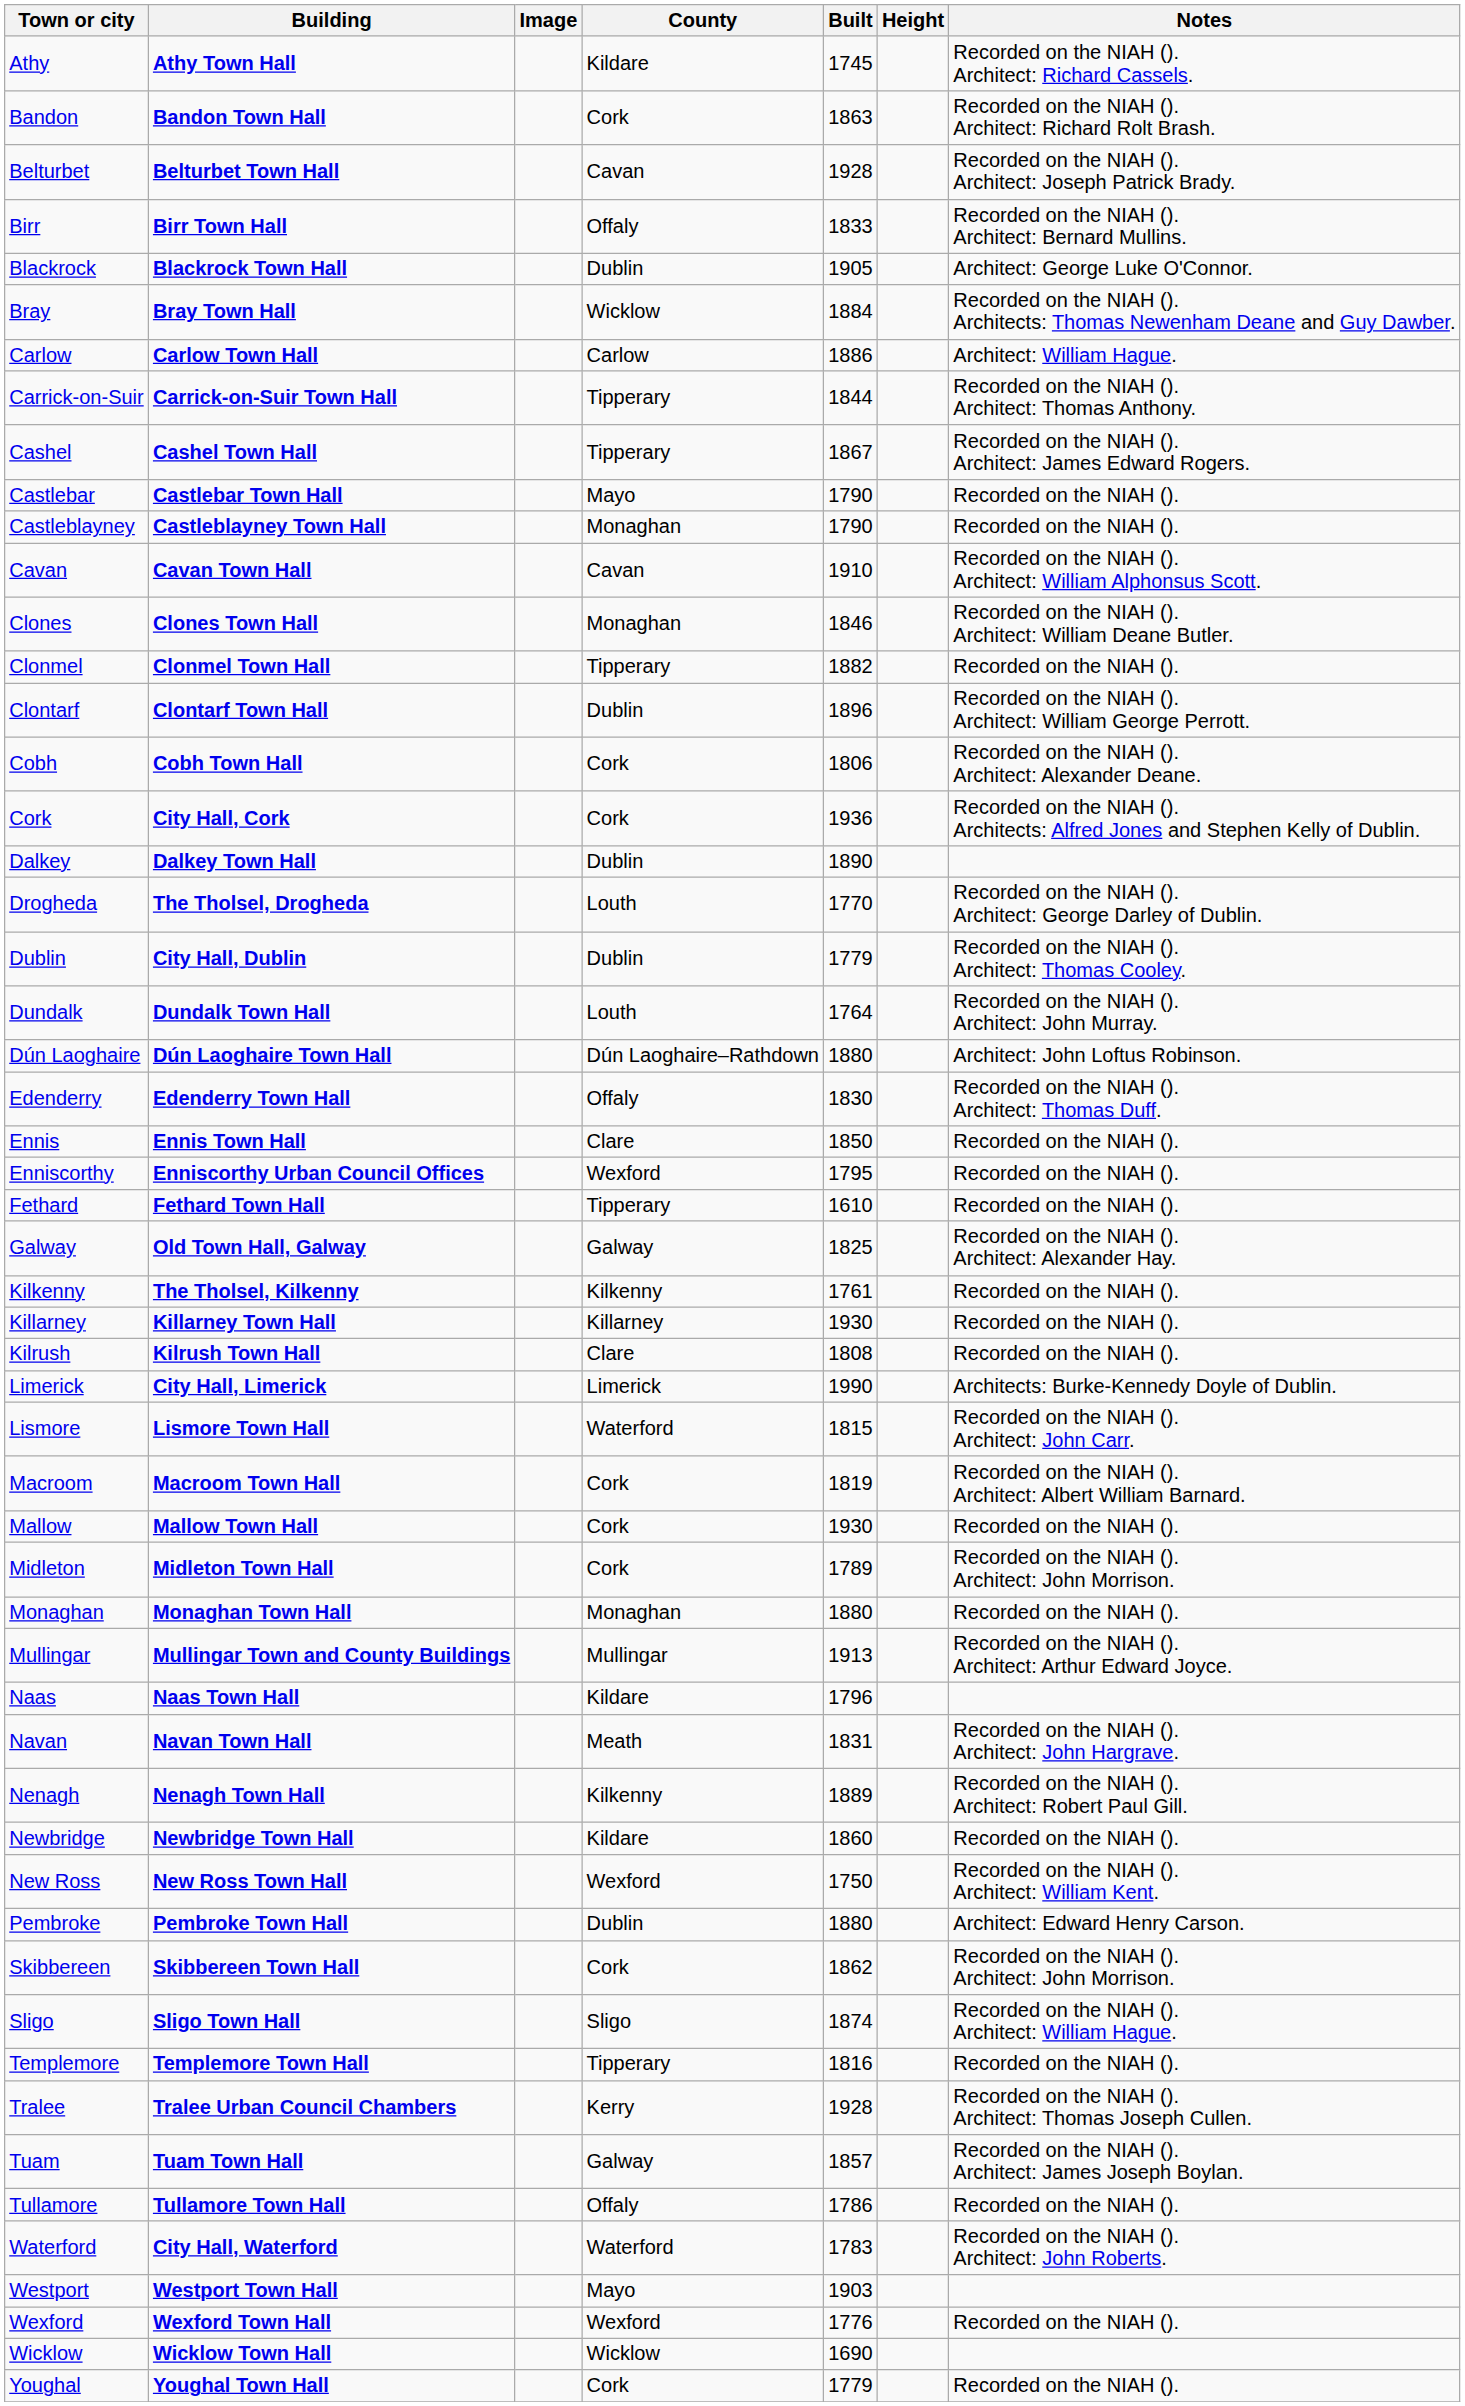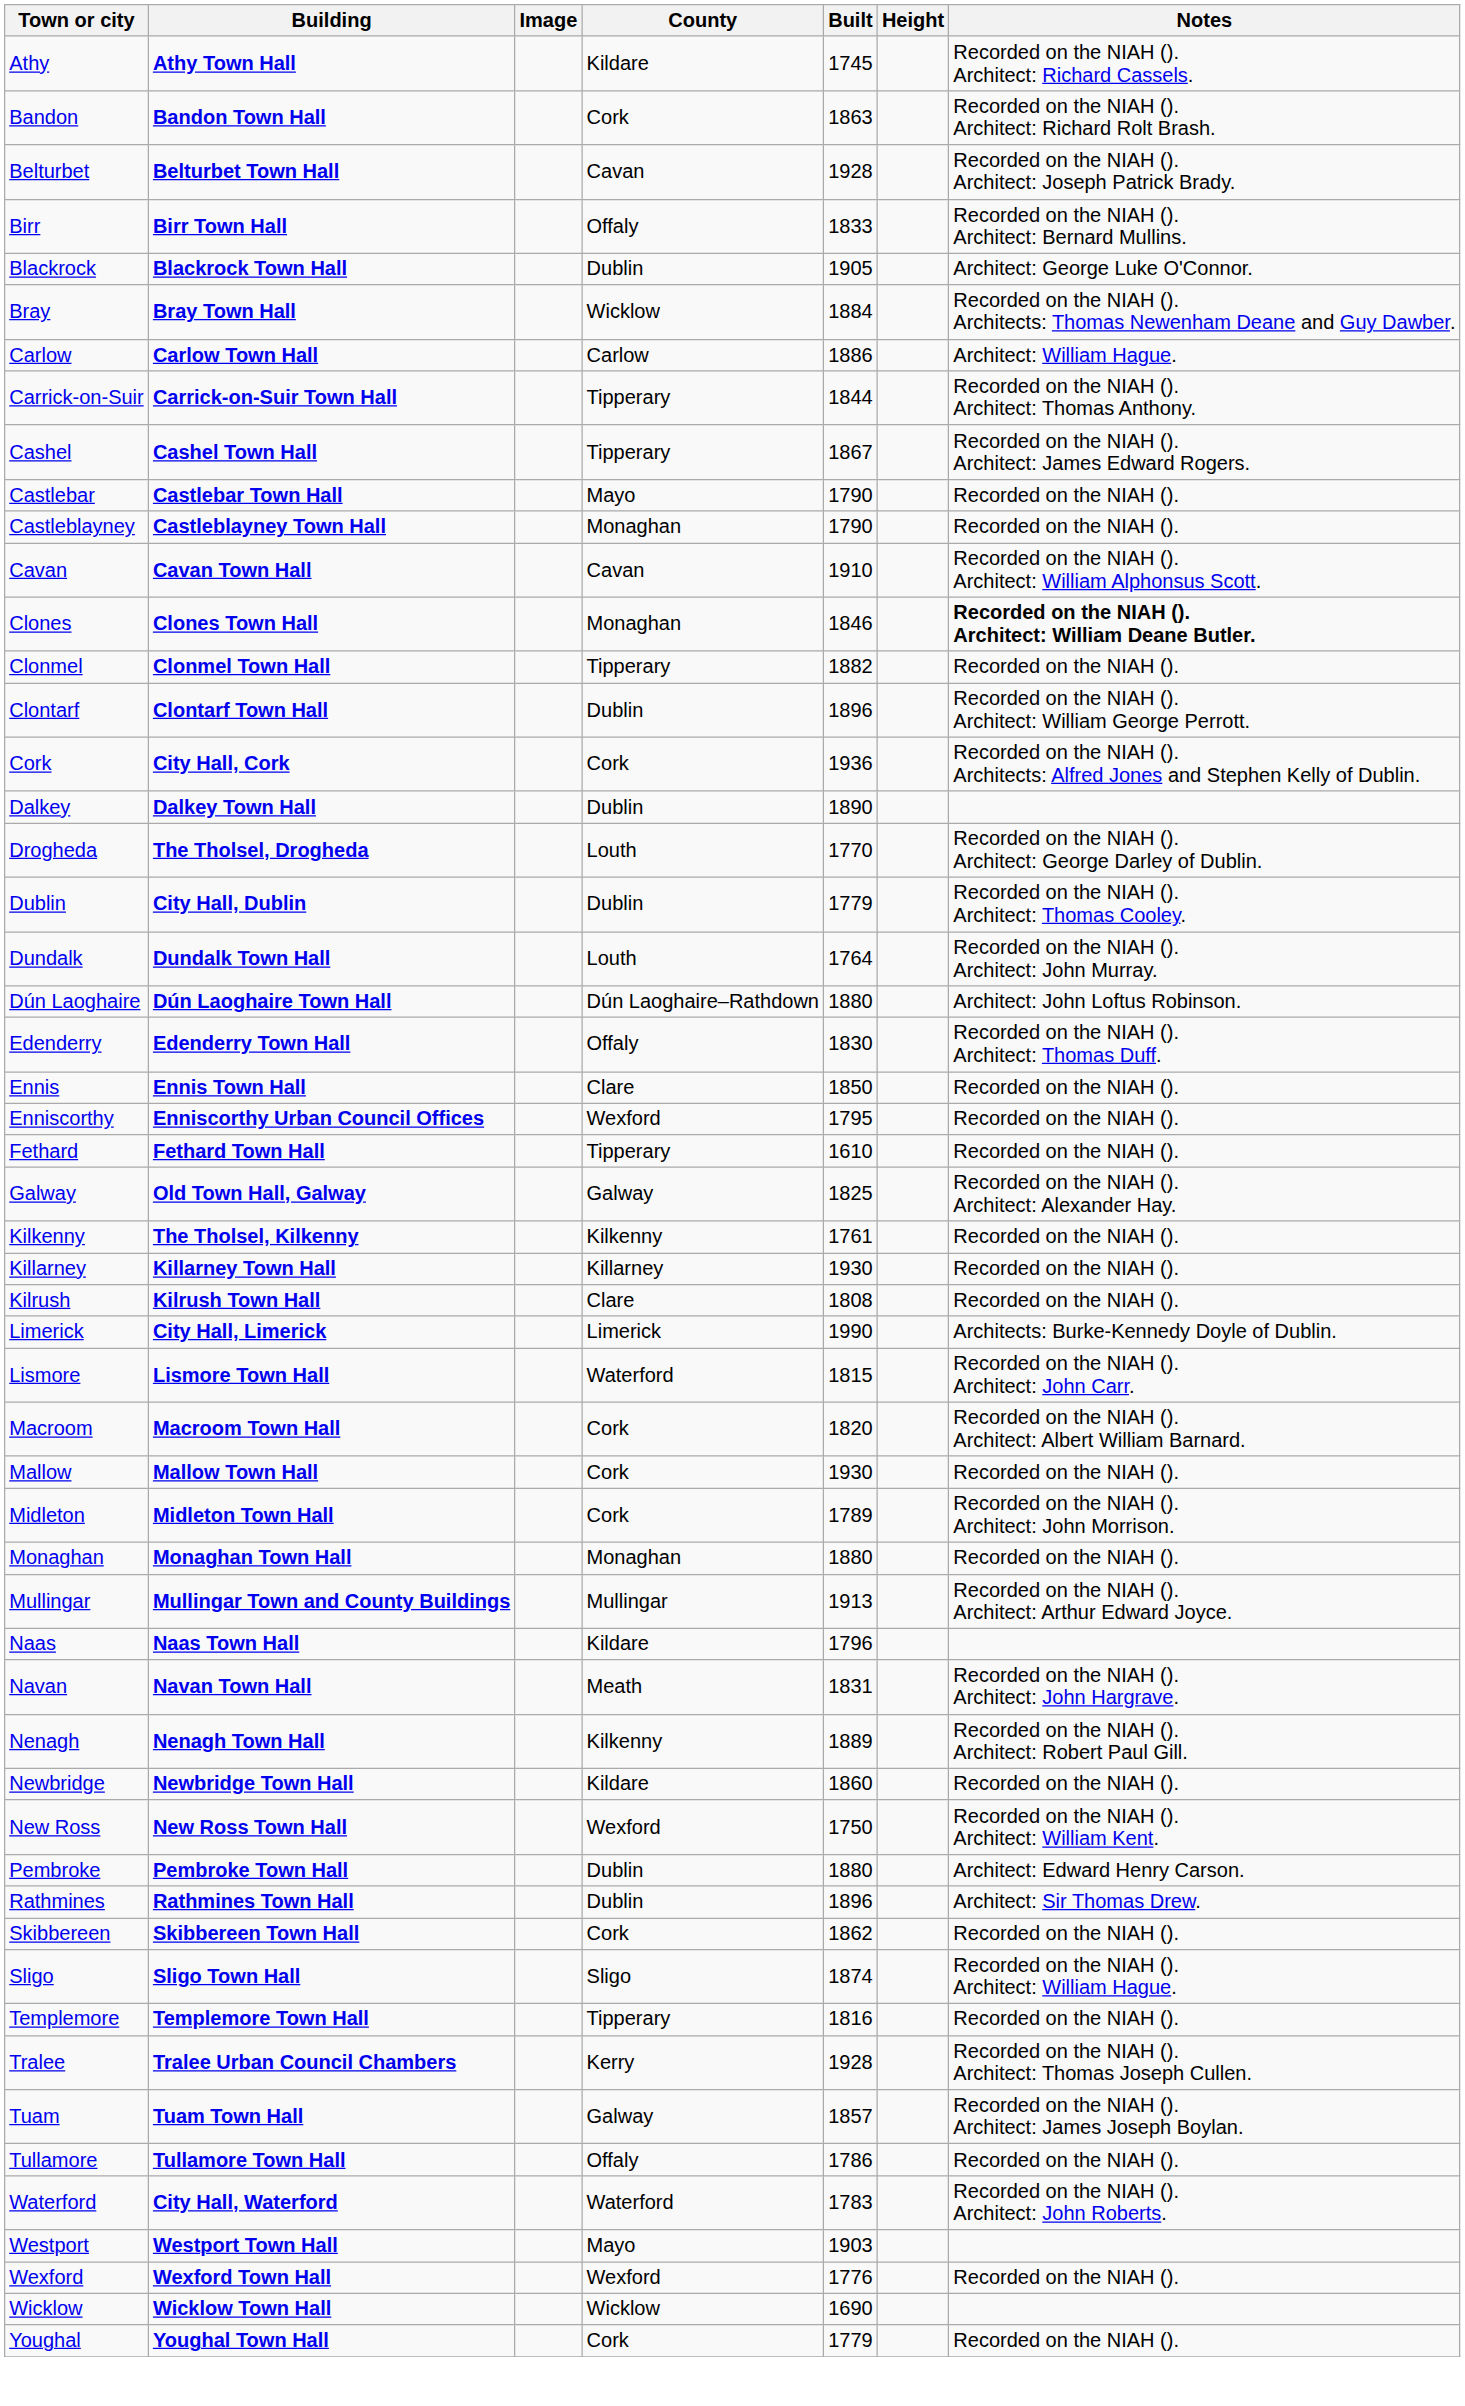(1093, 623) normal -> (1104, 623) bold
- row: (33, 764)
(850, 1483) 1819 -> (850, 1429) 1820
+ row: (57, 1901)
(1066, 1967) Recorded on the NIAH (). Architect: John Morrison. -> (1066, 1933) Recorded on the NIAH ().
